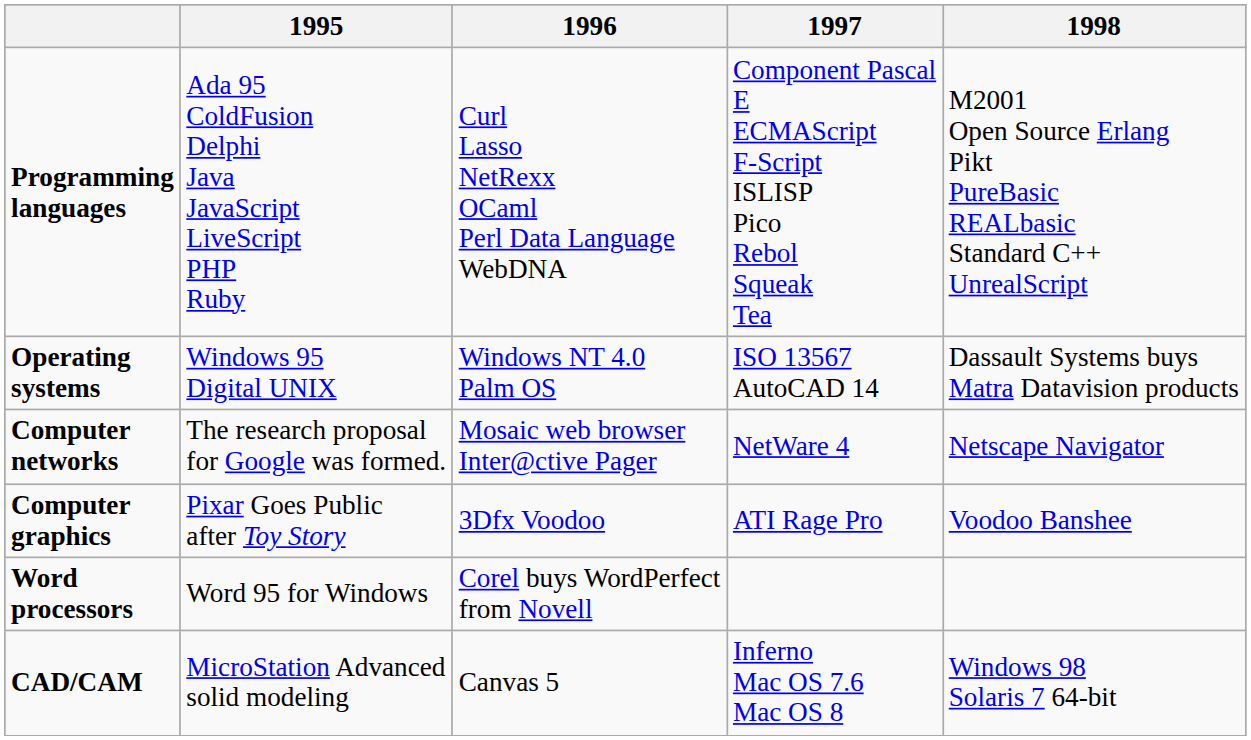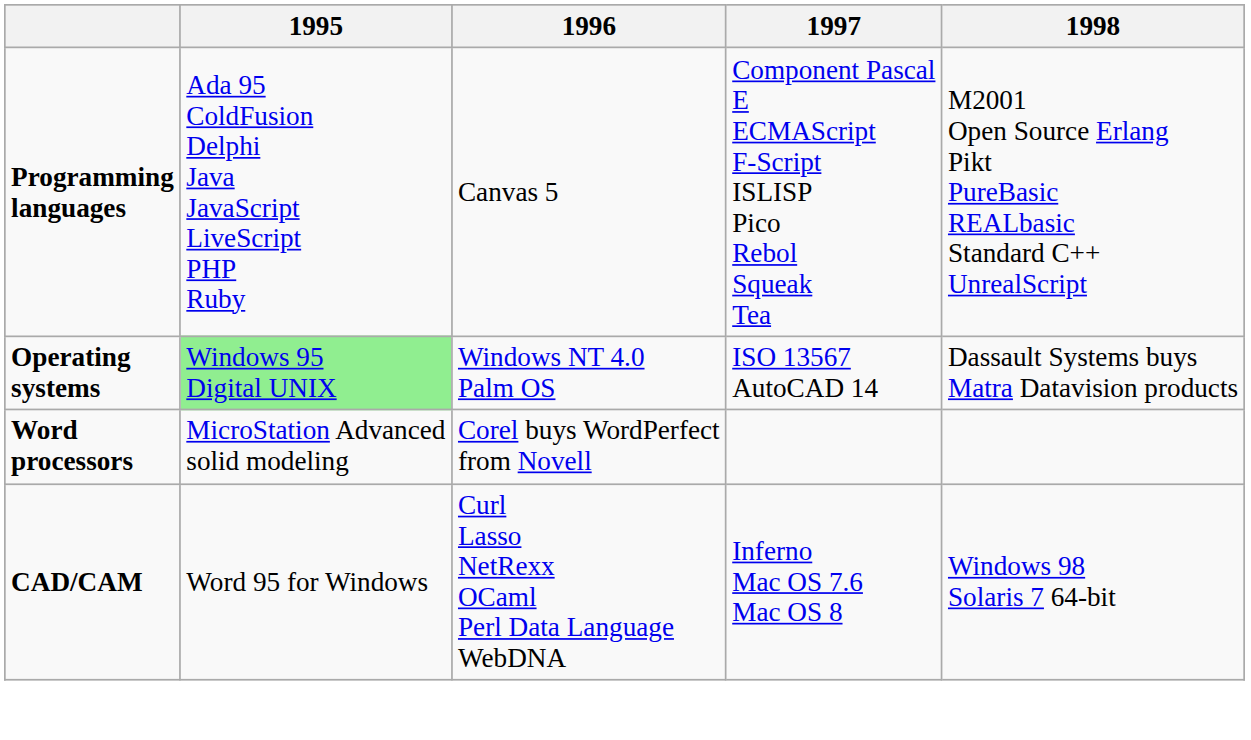(567, 191) Curl Lasso NetRexx OCaml Perl Data Language WebDNA -> (508, 191) Canvas 5
(261, 372) no background -> (261, 372) lightgreen background
- row: (71, 446)
- row: (71, 519)
(307, 593) Word 95 for Windows -> (316, 446) MicroStation Advanced solid modeling
(316, 682) MicroStation Advanced solid modeling -> (307, 581) Word 95 for Windows
(509, 682) Canvas 5 -> (566, 581) Curl Lasso NetRexx OCaml Perl Data Language WebDNA
